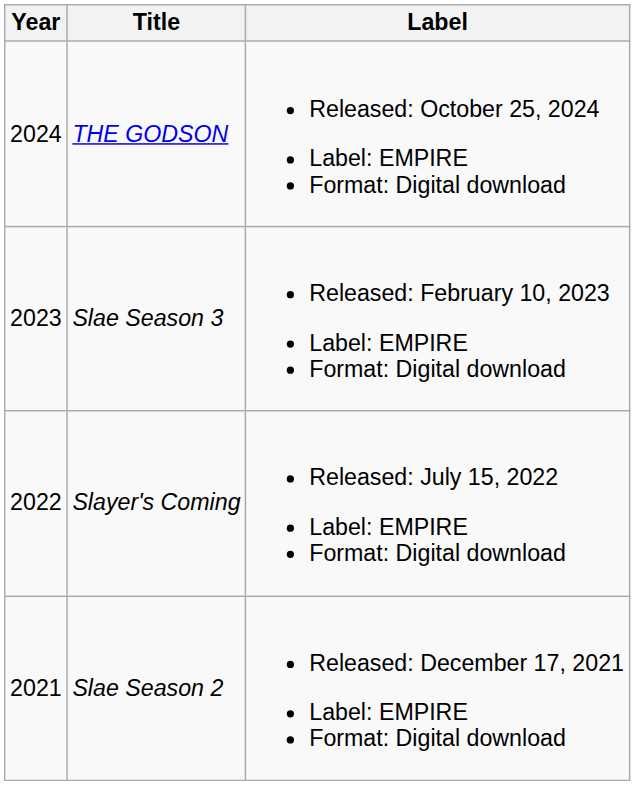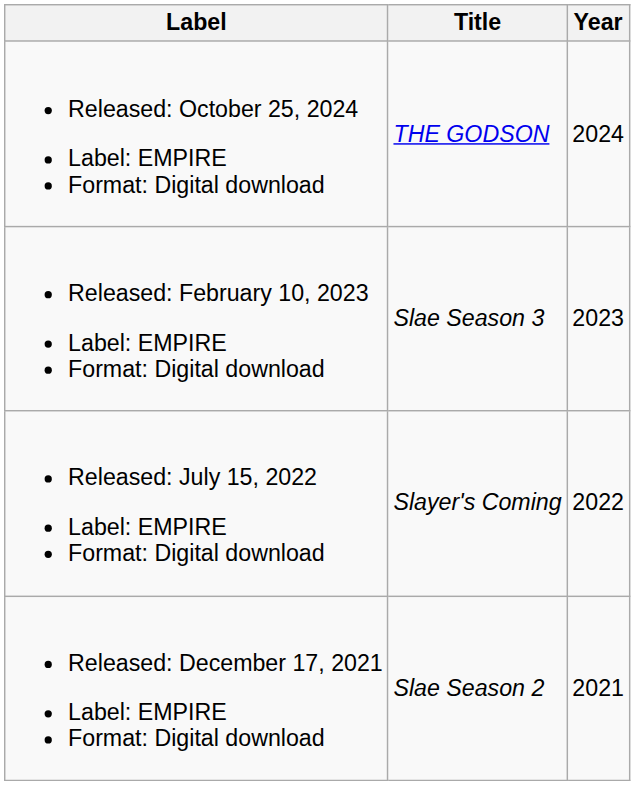columns swapped: (36, 22) <-> (438, 22)
